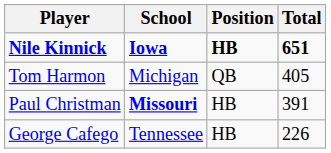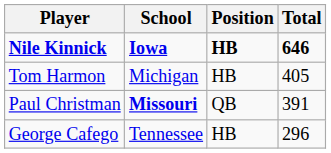(296, 47) 651 -> (296, 47) 646
(224, 76) QB -> (224, 76) HB
(224, 104) HB -> (224, 104) QB
(296, 133) 226 -> (296, 133) 296
